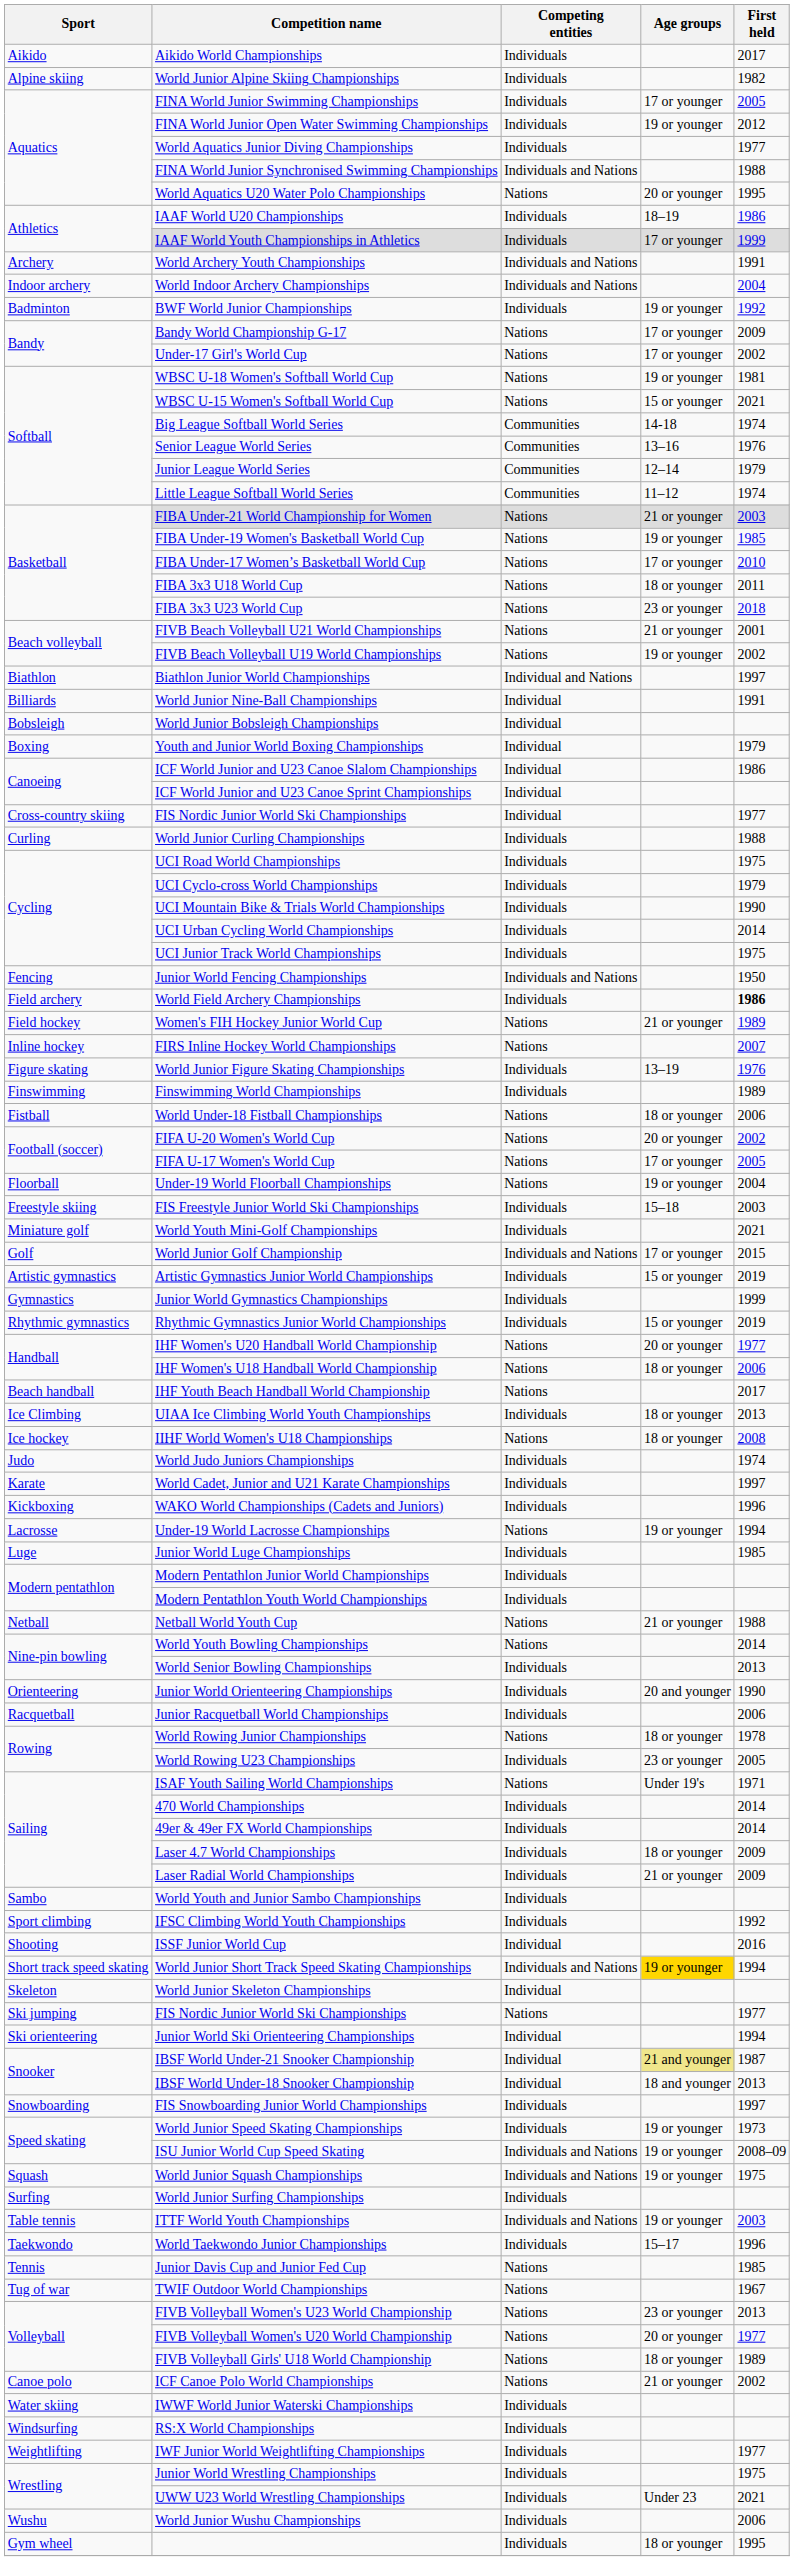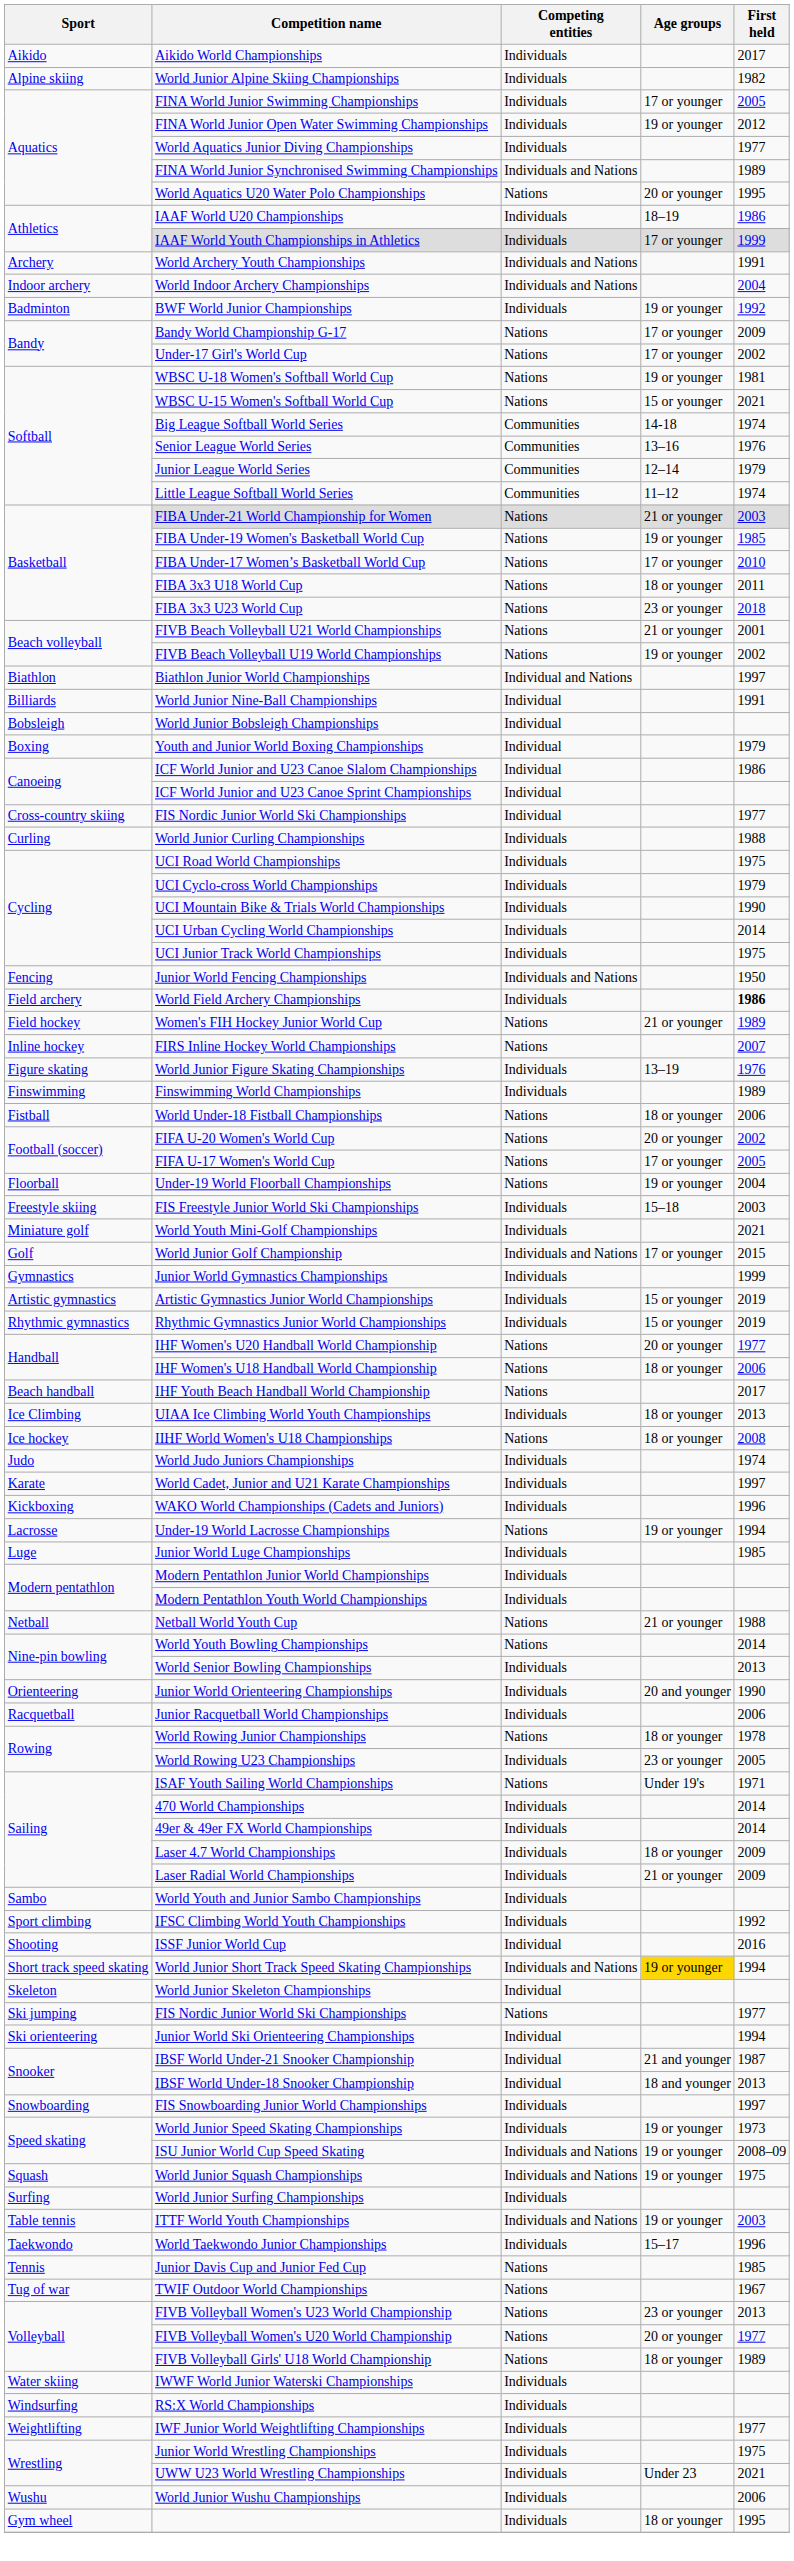(751, 171) 1988 -> (751, 171) 1989
rows swapped: (41, 1299) <-> (62, 1276)
(688, 2060) khaki background -> (688, 2060) no background
- row: (40, 2382)
